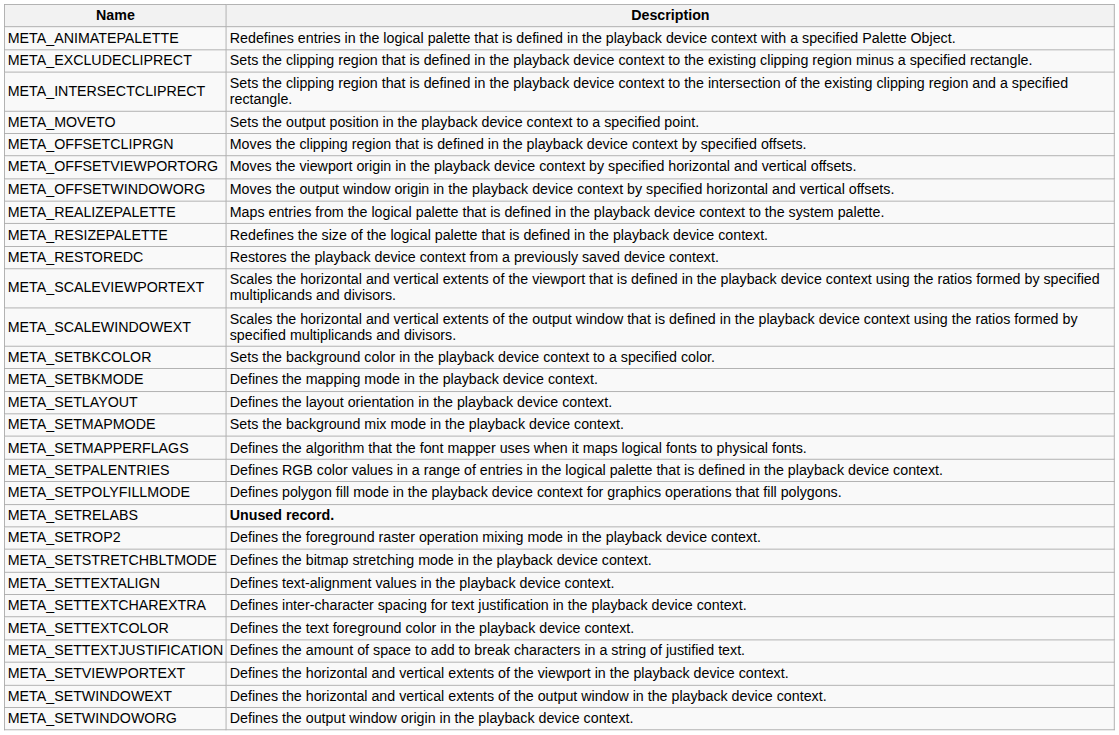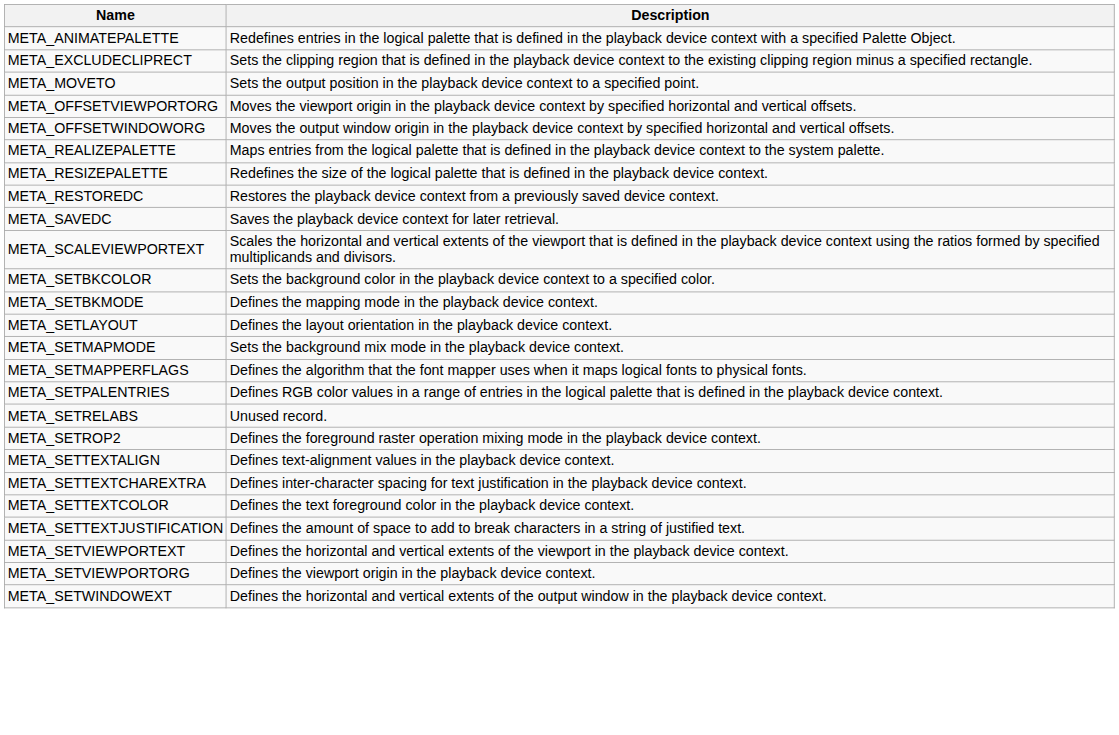- row: (106, 91)
- row: (91, 144)
+ row: (60, 219)
- row: (99, 326)
- row: (99, 492)
(282, 515) bold -> (278, 415) normal
- row: (112, 560)
+ row: (99, 573)
- row: (92, 718)
